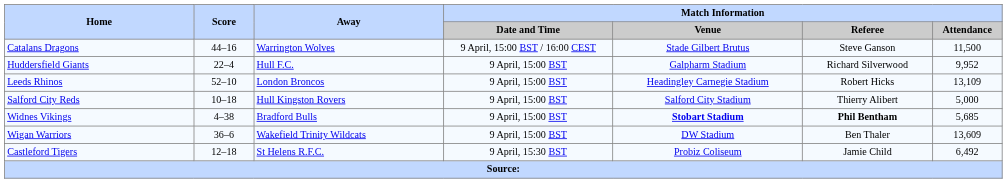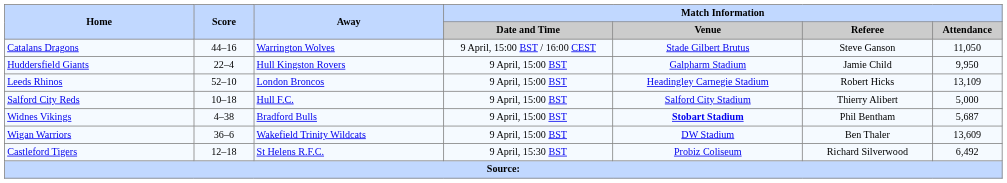(967, 47) 11,500 -> (967, 47) 11,050
(275, 65) Hull F.C. -> (301, 65) Hull Kingston Rovers
(867, 65) Richard Silverwood -> (867, 65) Jamie Child
(967, 65) 9,952 -> (967, 65) 9,950
(301, 100) Hull Kingston Rovers -> (275, 100) Hull F.C.
(867, 117) bold -> (867, 117) normal
(967, 117) 5,685 -> (967, 117) 5,687
(867, 152) Jamie Child -> (867, 152) Richard Silverwood
